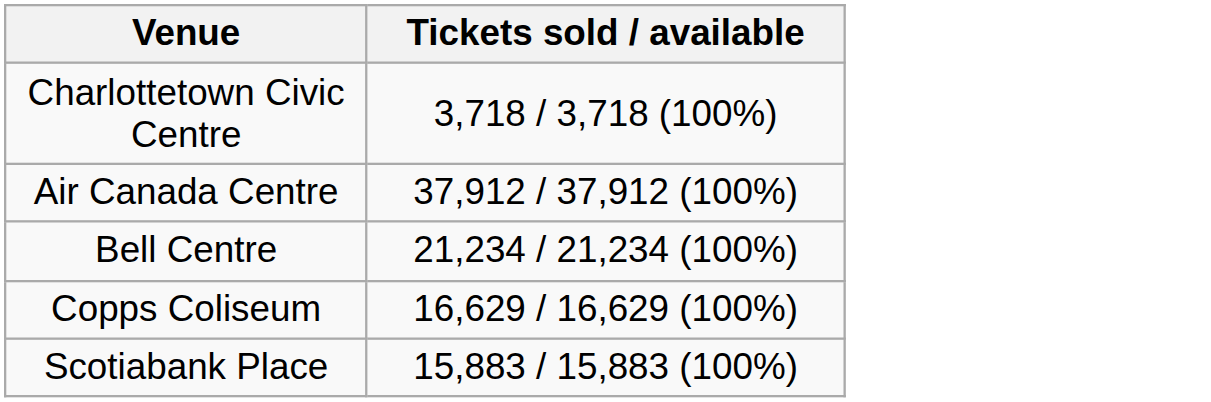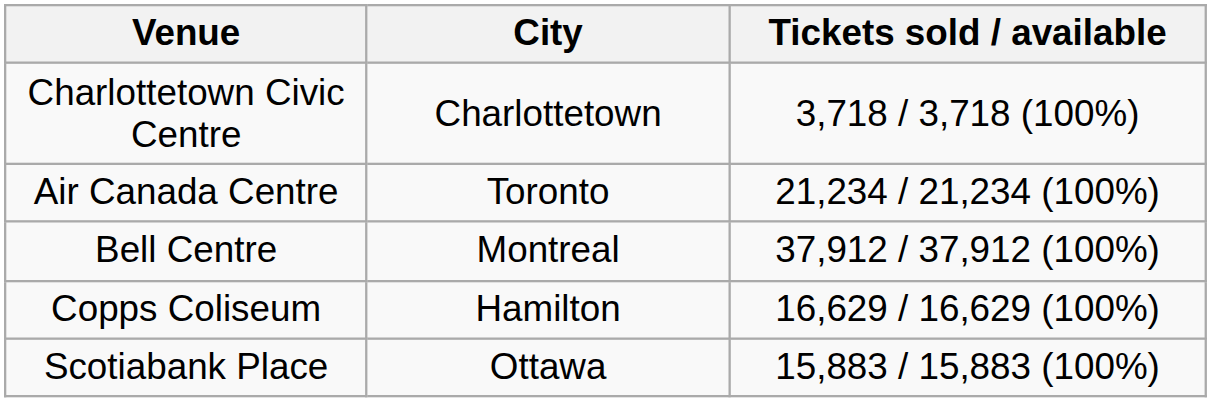+ column: (548, 33)
(606, 191) 37,912 / 37,912 (100%) -> (968, 191) 21,234 / 21,234 (100%)
(606, 250) 21,234 / 21,234 (100%) -> (968, 250) 37,912 / 37,912 (100%)
